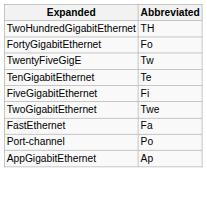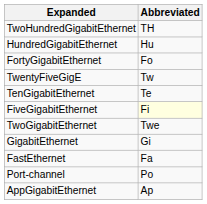+ row: (62, 45)
(145, 93) no background -> (145, 110) lightyellow background
+ row: (42, 142)
